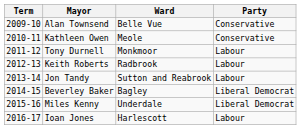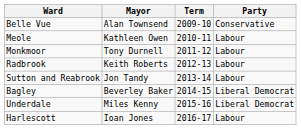columns swapped: (24, 11) <-> (164, 11)
(245, 38) Conservative -> (230, 38) Labour
